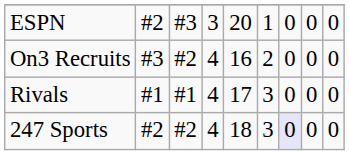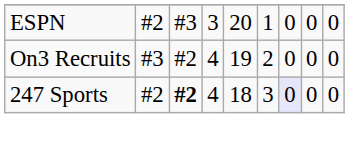(241, 58) 16 -> (241, 58) 19
- row: (39, 94)
(185, 130) normal -> (185, 94) bold
